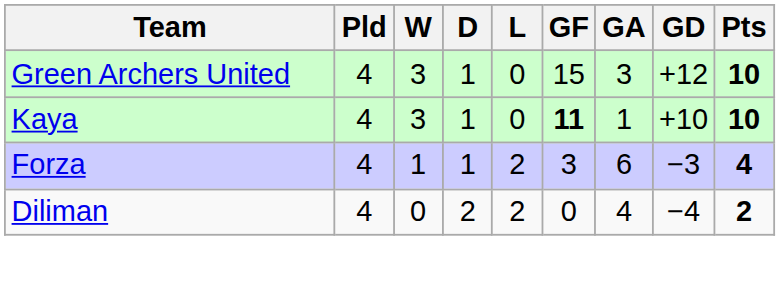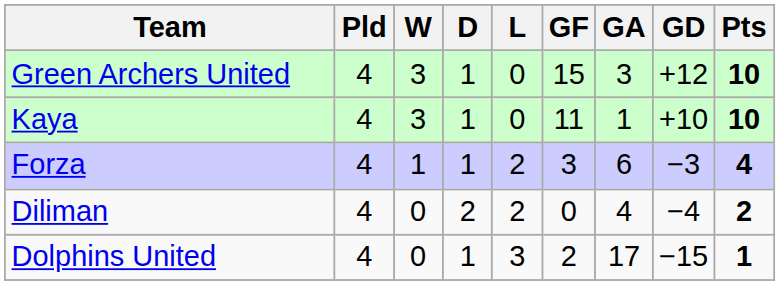(569, 119) bold -> (569, 119) normal
+ row: (114, 257)
